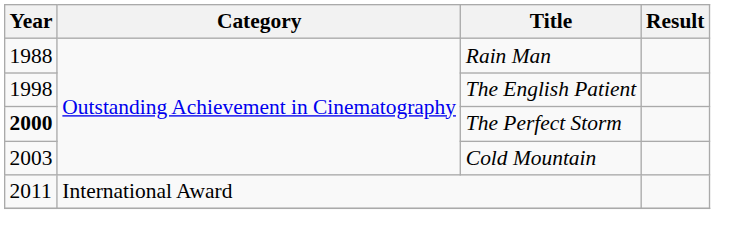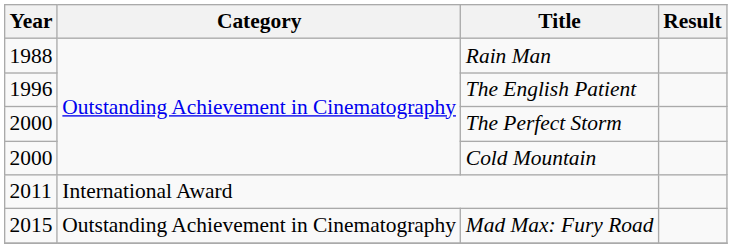(31, 89) 1998 -> (31, 89) 1996
(31, 123) bold -> (31, 123) normal
(31, 157) 2003 -> (31, 157) 2000
+ row: (560, 225)
